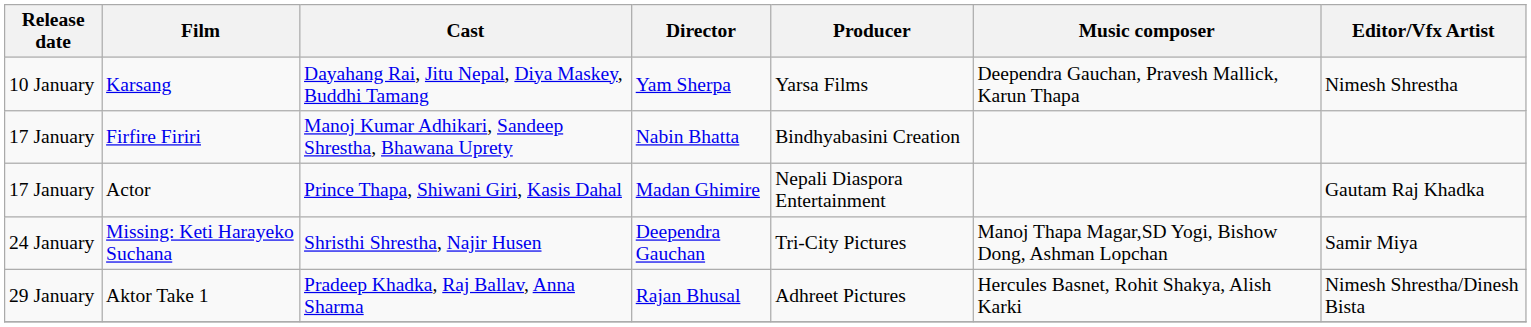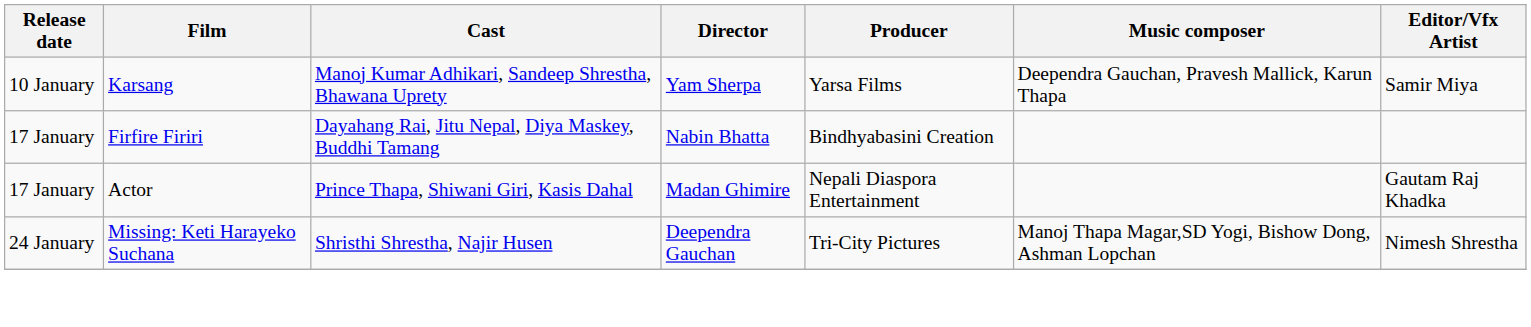(463, 83) Dayahang Rai, Jitu Nepal, Diya Maskey, Buddhi Tamang -> (483, 83) Manoj Kumar Adhikari, Sandeep Shrestha, Bhawana Uprety
(1391, 83) Nimesh Shrestha -> (1431, 83) Samir Miya
(434, 136) Manoj Kumar Adhikari, Sandeep Shrestha, Bhawana Uprety -> (474, 136) Dayahang Rai, Jitu Nepal, Diya Maskey, Buddhi Tamang
(1371, 242) Samir Miya -> (1452, 242) Nimesh Shrestha
- row: (157, 295)
